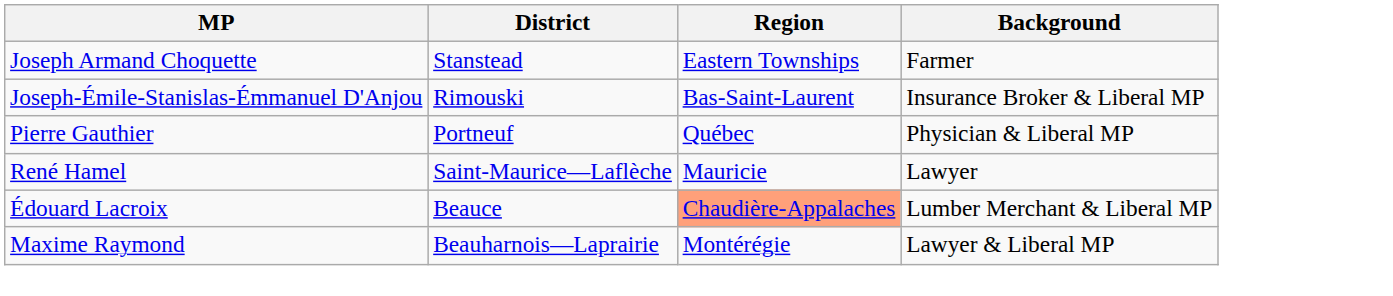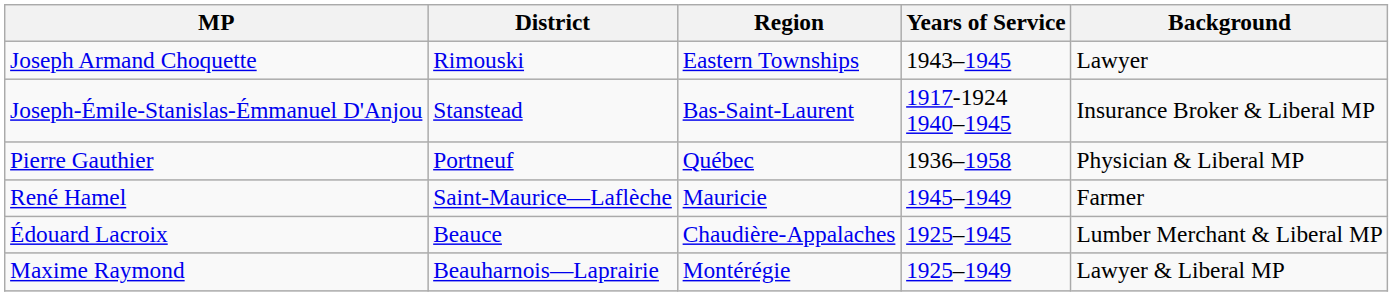+ column: (986, 23)
(478, 60) Stanstead -> (479, 60) Rimouski
(940, 60) Farmer -> (1112, 60) Lawyer
(479, 97) Rimouski -> (478, 110) Stanstead
(942, 171) Lawyer -> (1110, 197) Farmer
(789, 208) lightsalmon background -> (789, 234) no background
